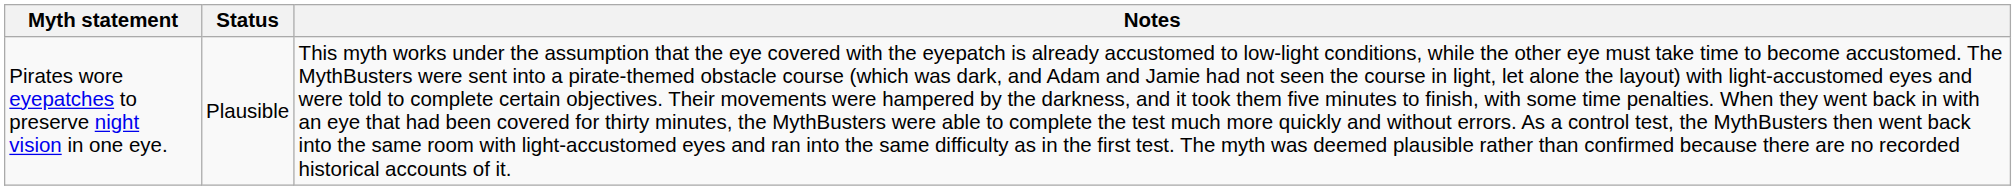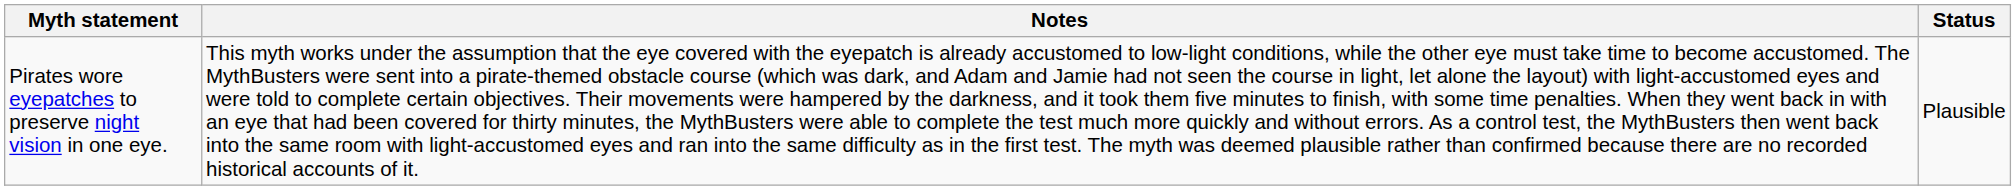columns swapped: (248, 20) <-> (1152, 20)
